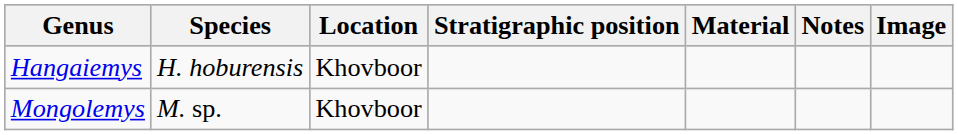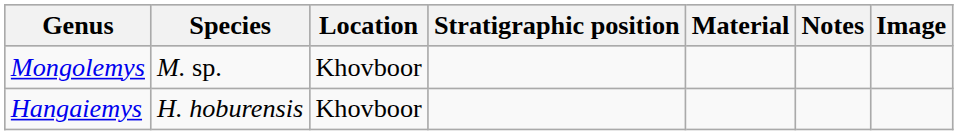rows swapped: (76, 66) <-> (78, 108)
